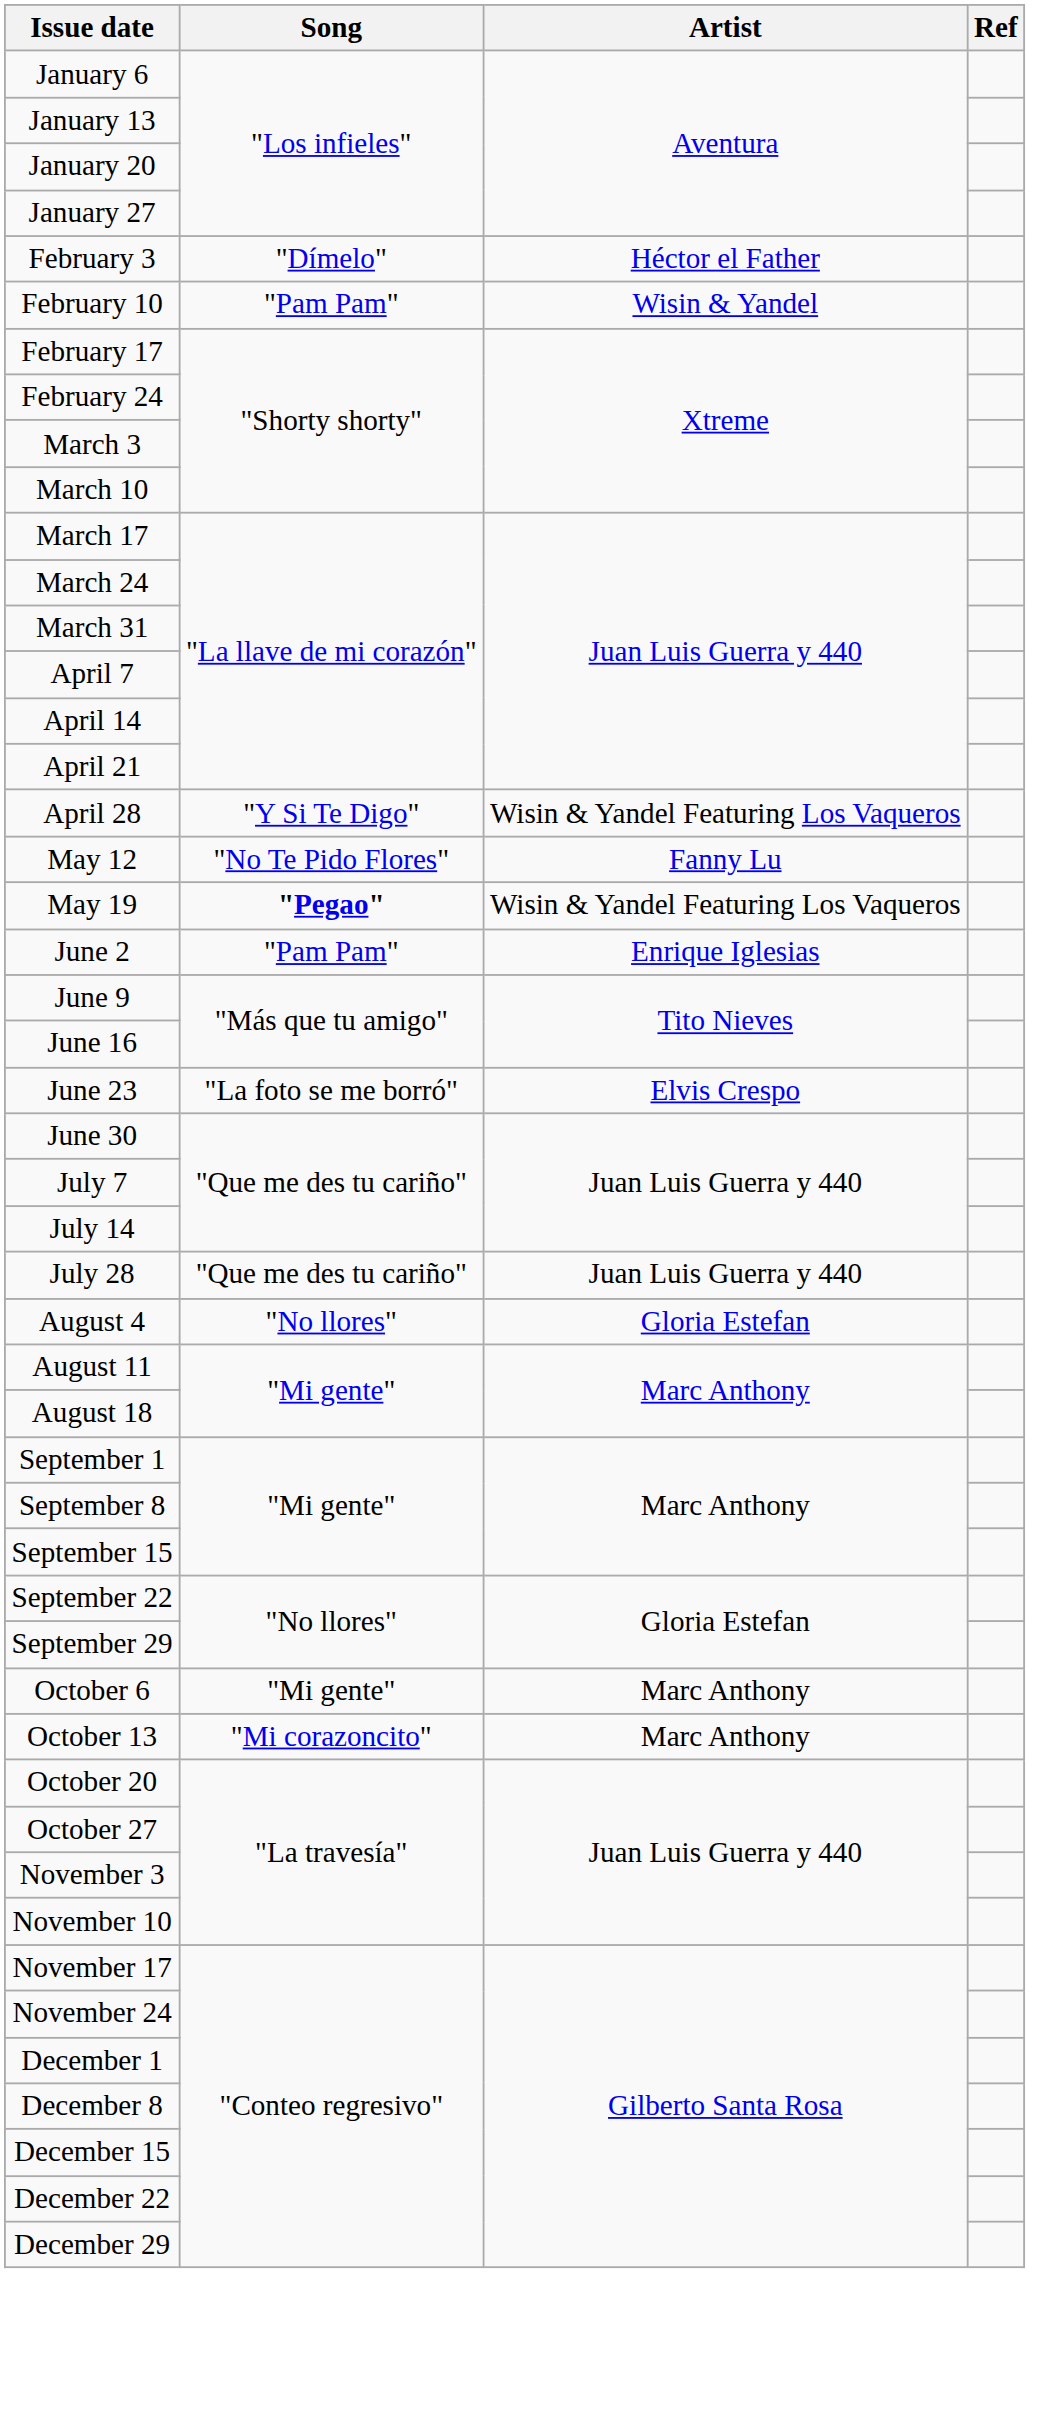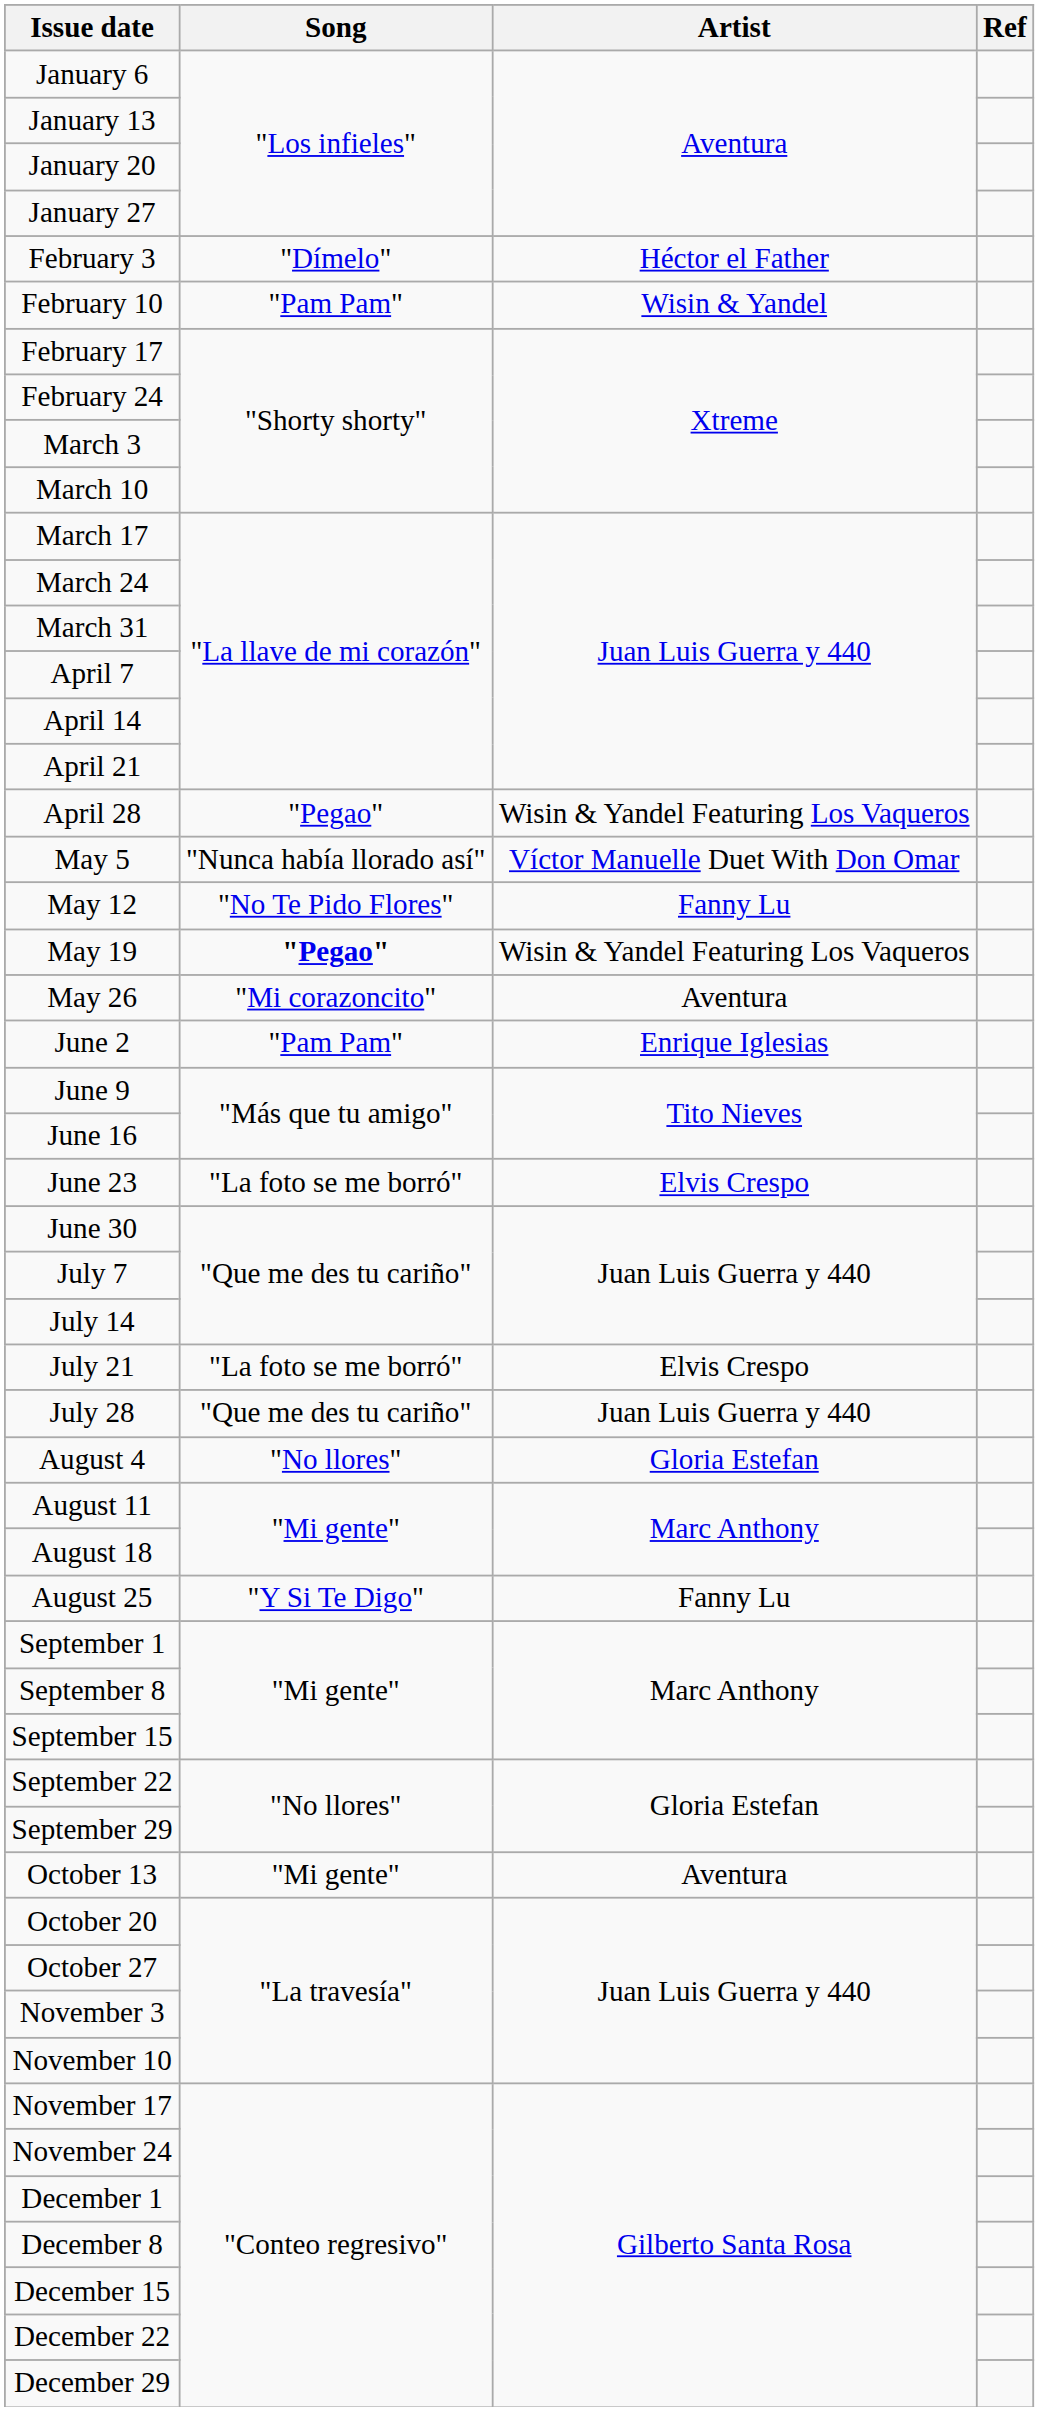(331, 812) "Y Si Te Digo" -> (336, 812) "Pegao"
+ row: (92, 858)
+ row: (92, 997)
+ row: (92, 1366)
+ row: (92, 1597)
- row: (92, 1690)
(331, 1736) "Mi corazoncito" -> (336, 1874) "Mi gente"
(725, 1736) Marc Anthony -> (734, 1874) Aventura
